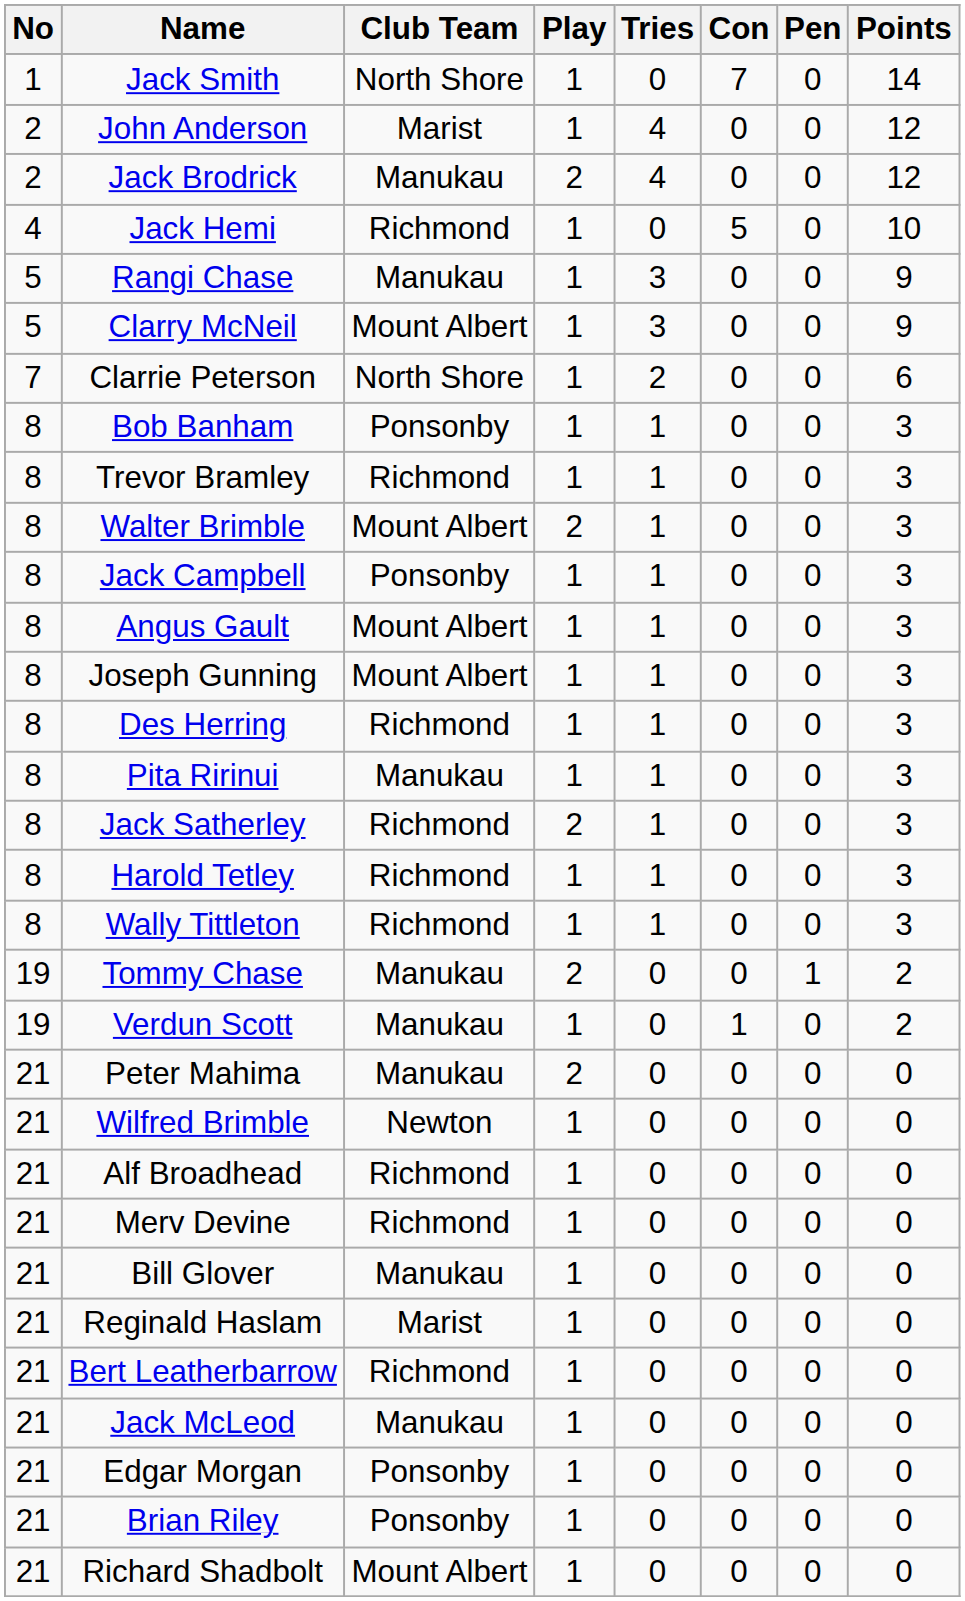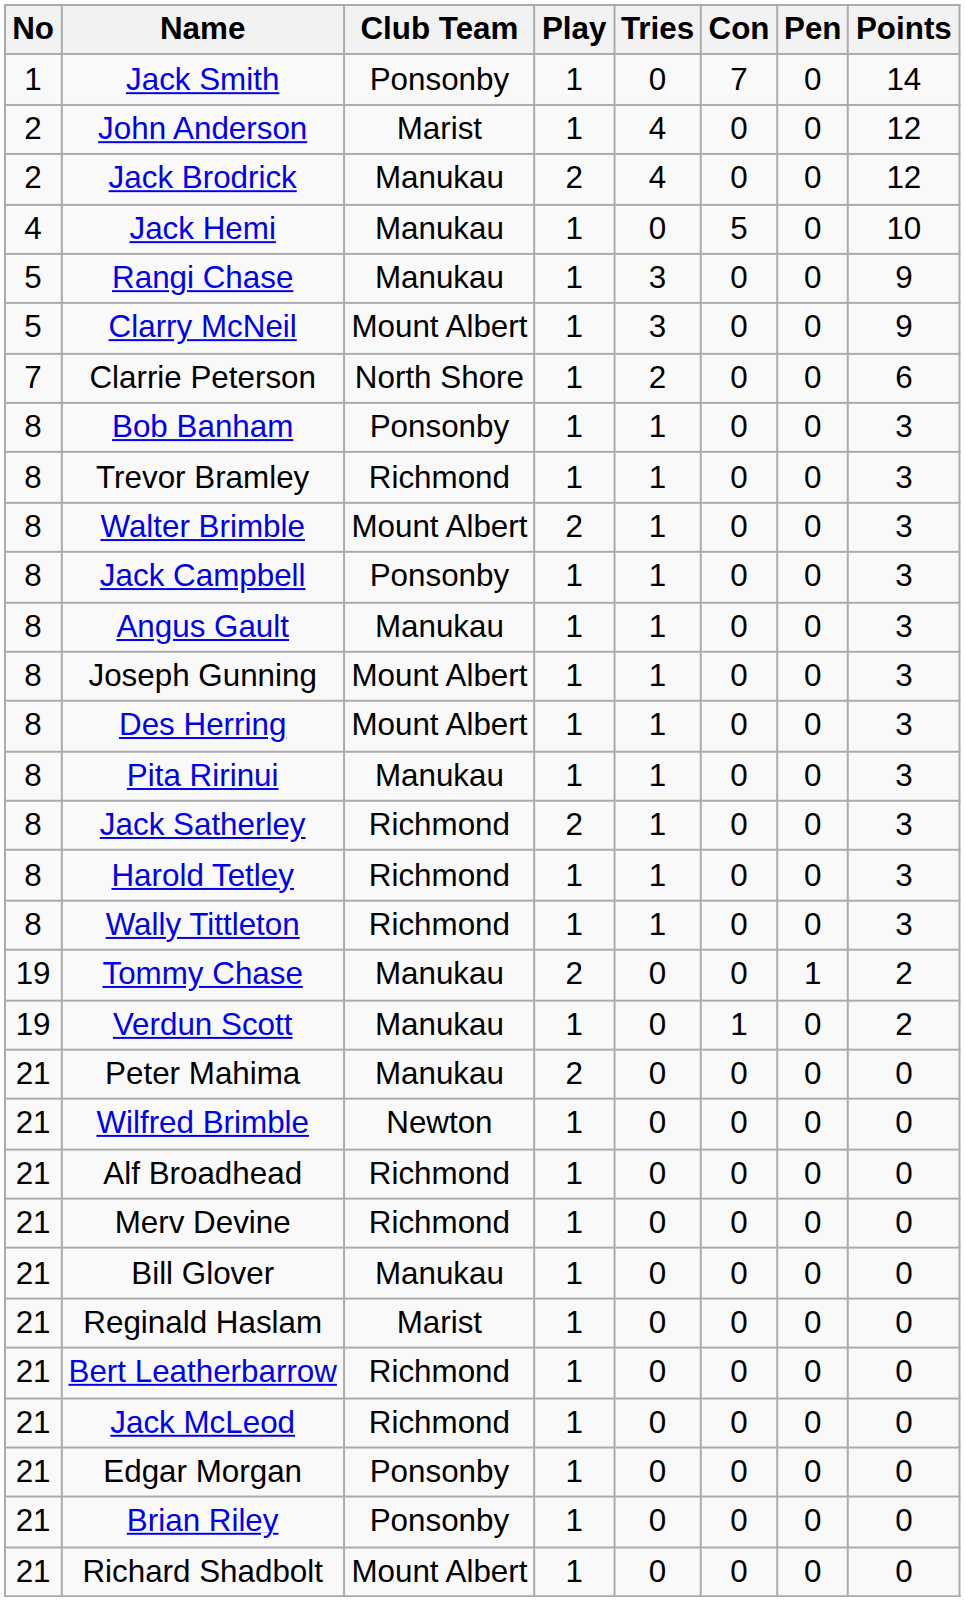(439, 79) North Shore -> (439, 79) Ponsonby
(439, 228) Richmond -> (439, 228) Manukau
(439, 626) Mount Albert -> (439, 626) Manukau
(439, 725) Richmond -> (439, 725) Mount Albert
(439, 1421) Manukau -> (439, 1421) Richmond
